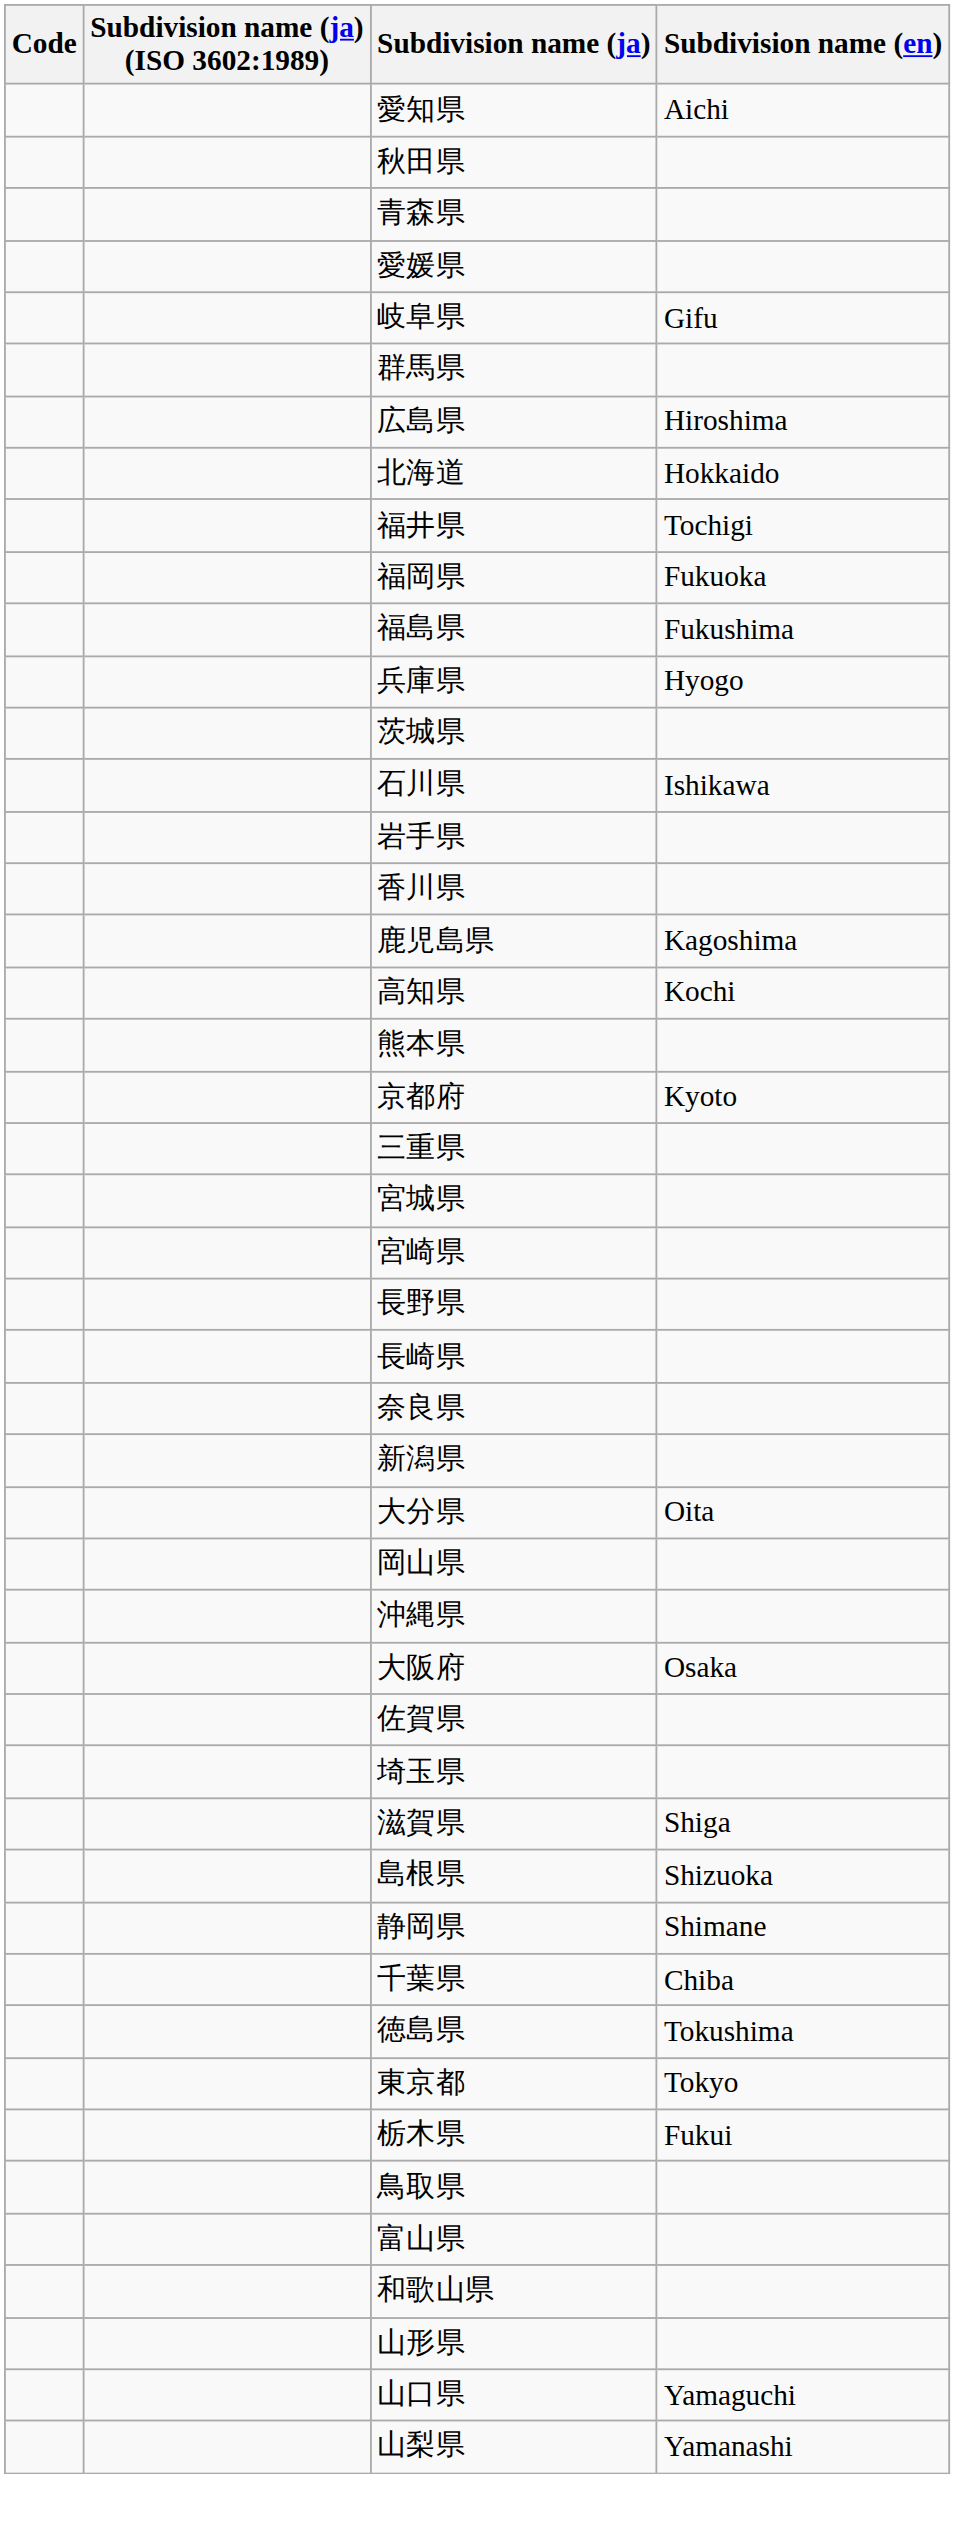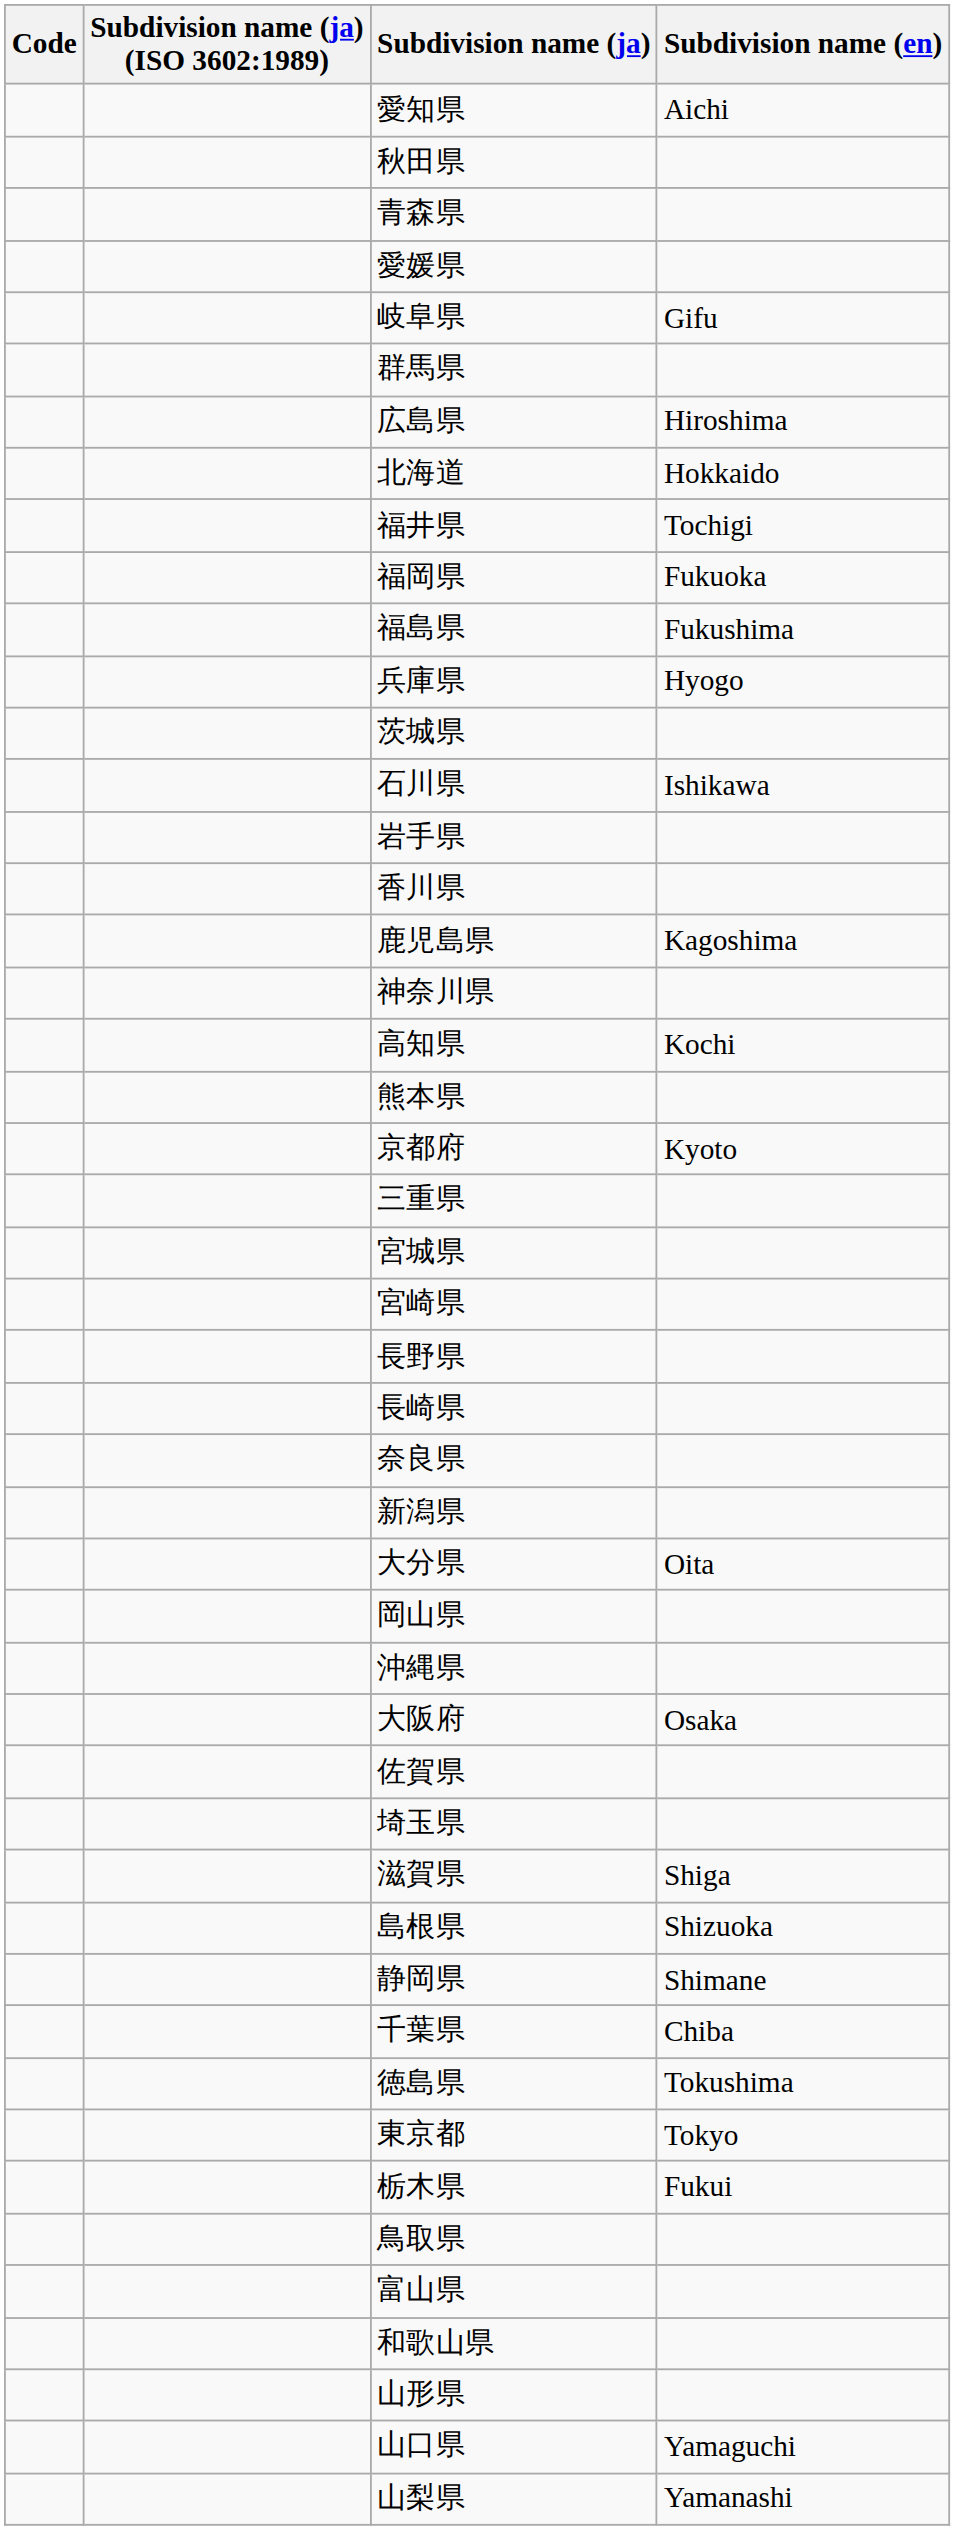+ row: (436, 991)
